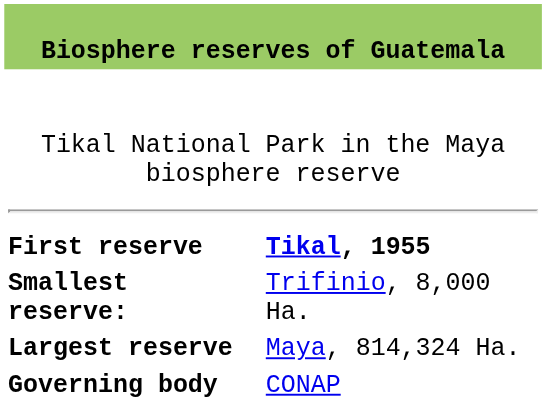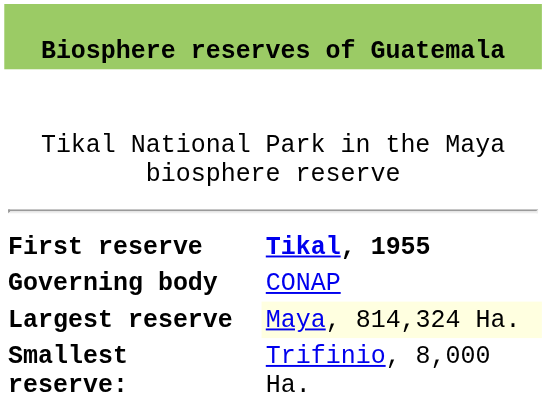rows swapped: (68, 298) <-> (113, 385)
(393, 349) no background -> (393, 320) lightyellow background
